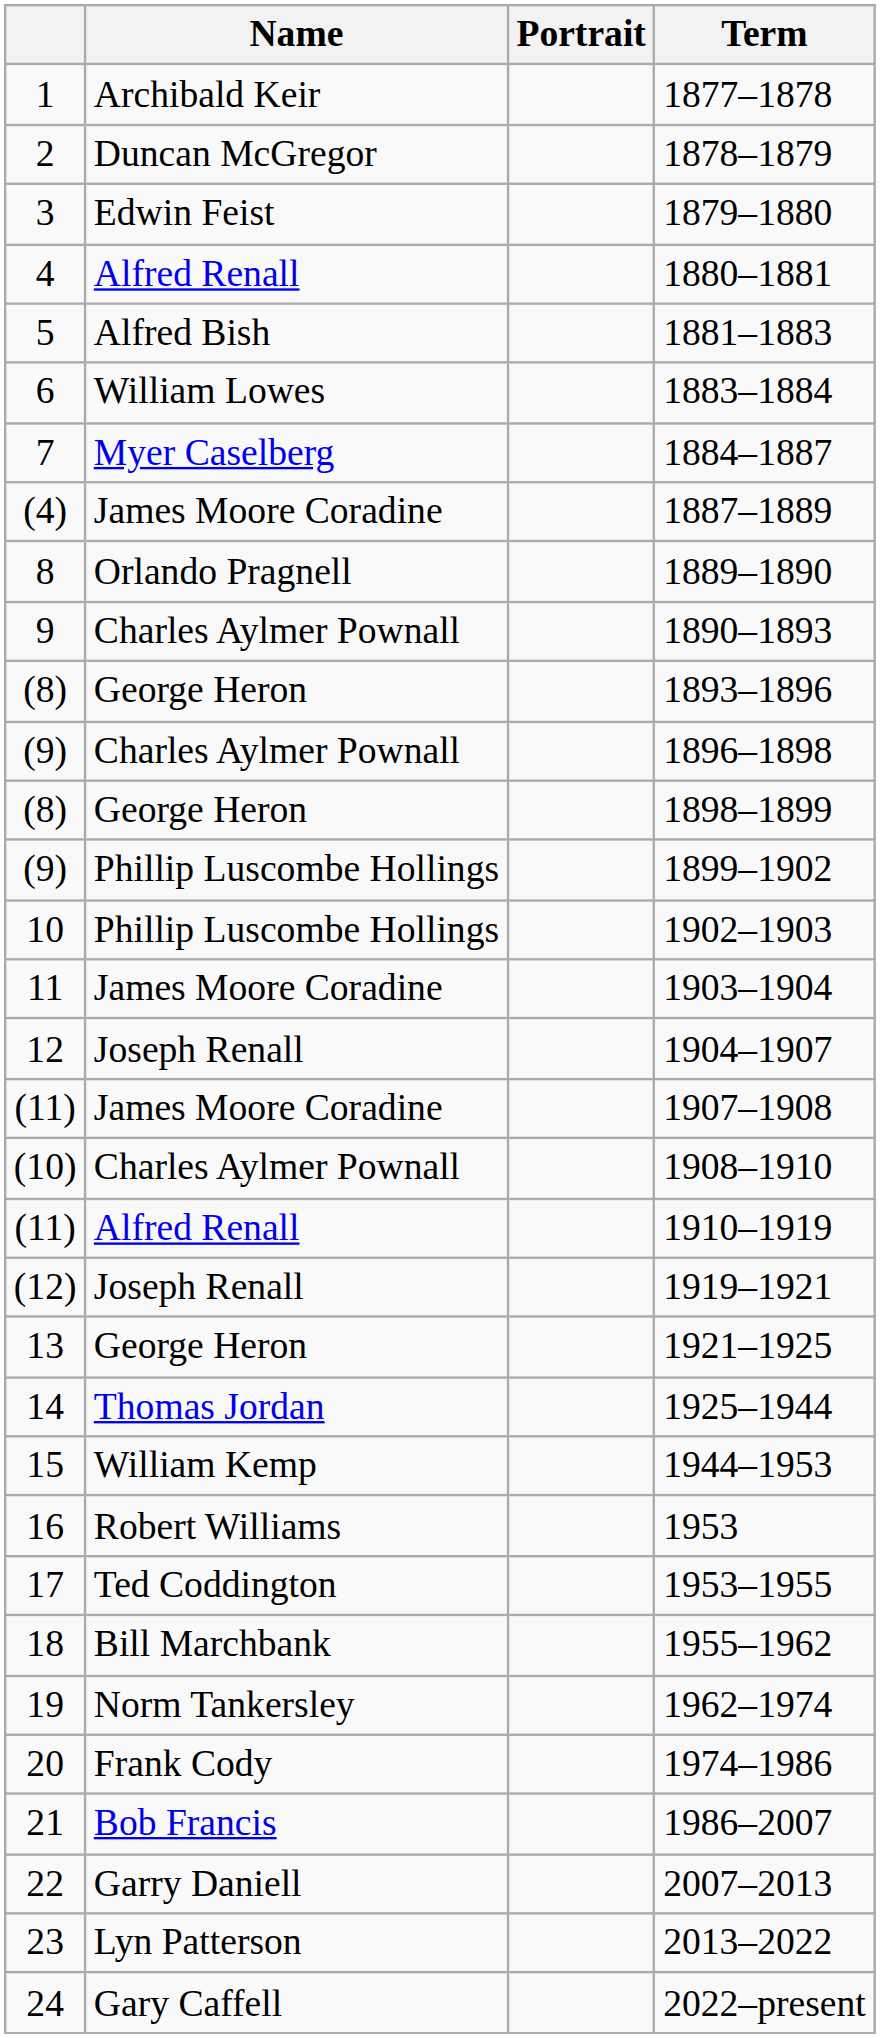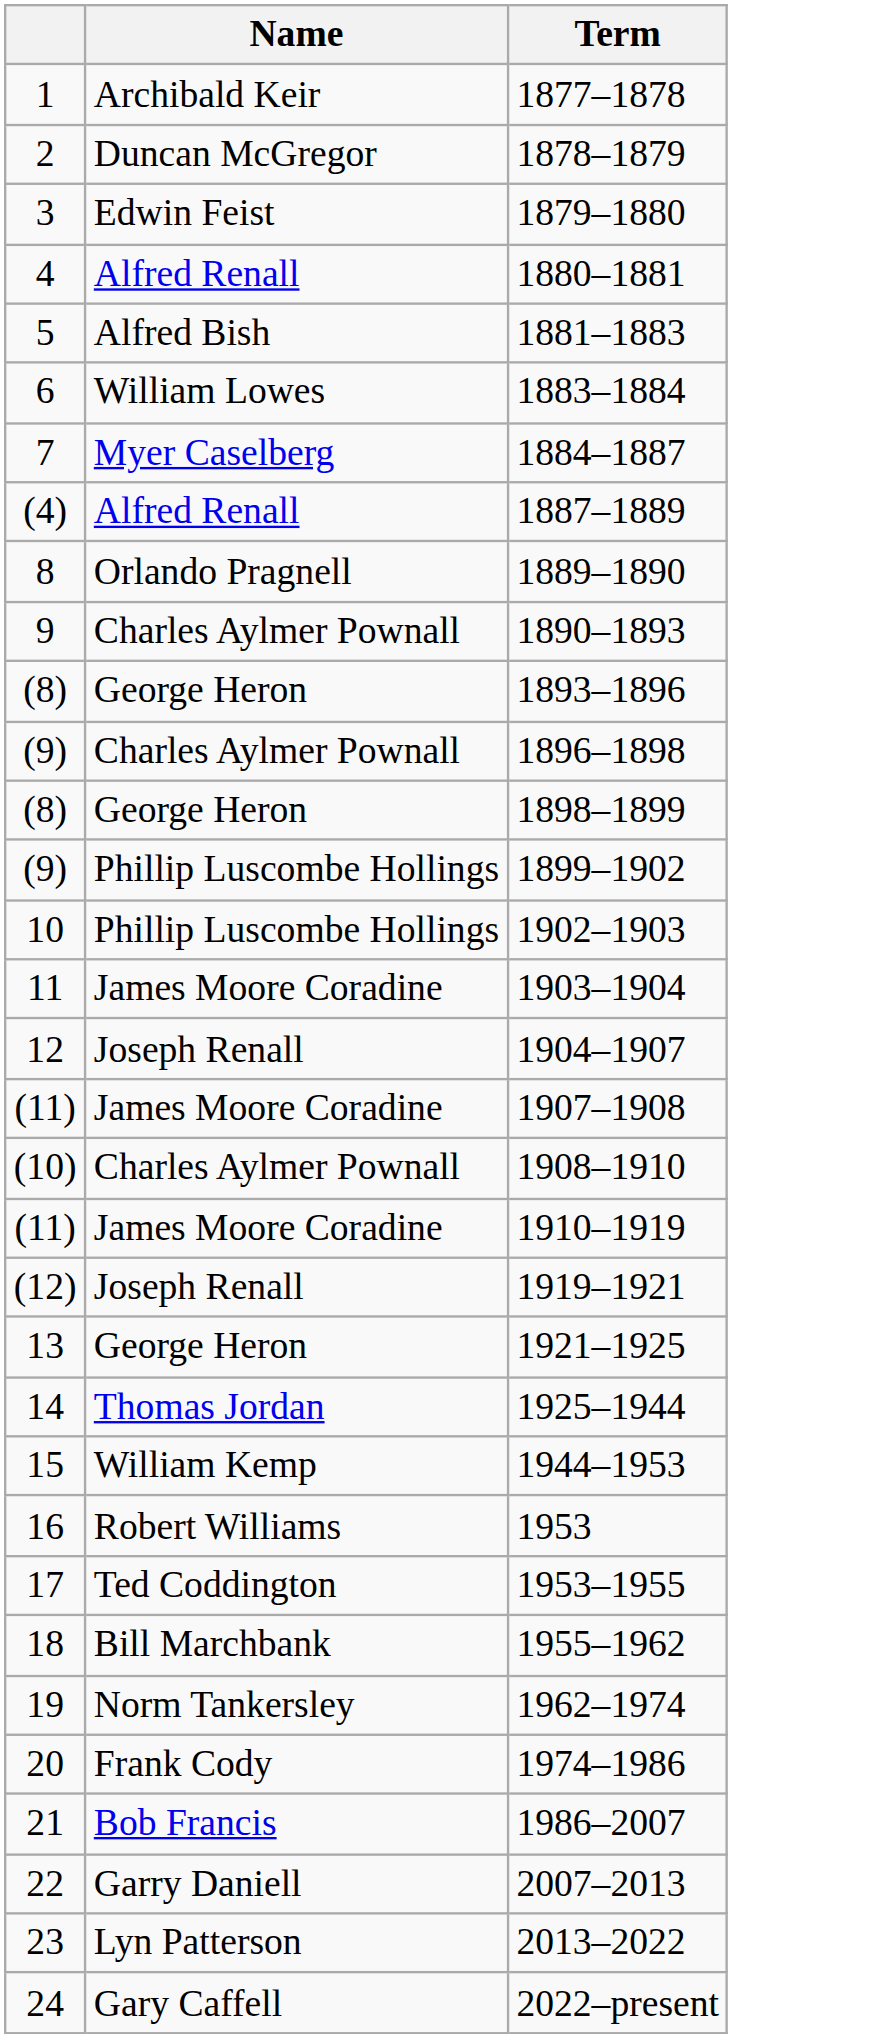- column: (581, 34)
(268, 511) James Moore Coradine -> (197, 511) Alfred Renall
(197, 1226) Alfred Renall -> (268, 1226) James Moore Coradine
